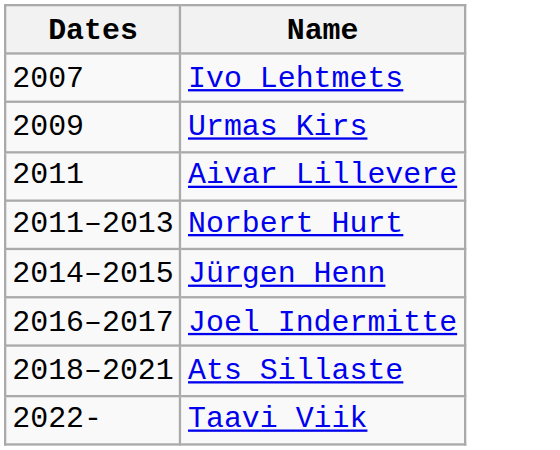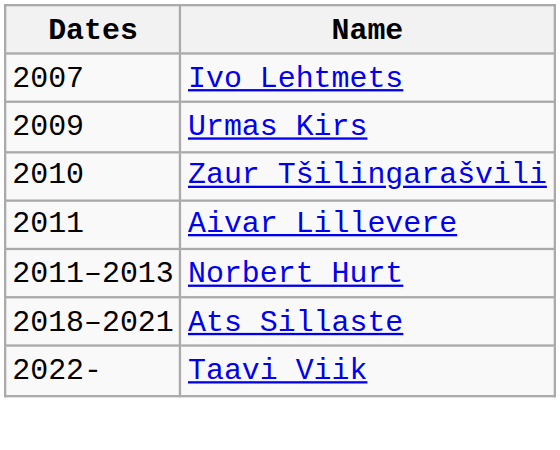+ row: (367, 176)
- row: (287, 273)
- row: (323, 322)
